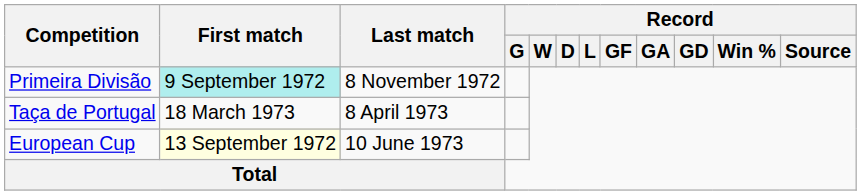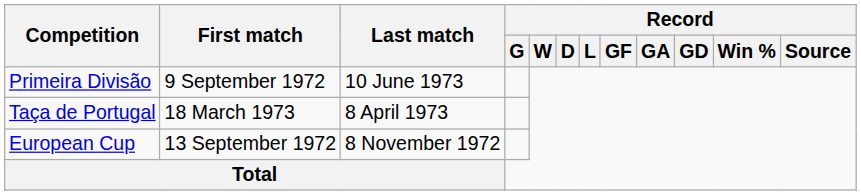(245, 81) paleturquoise background -> (245, 81) no background
(423, 81) 8 November 1972 -> (404, 81) 10 June 1973
(250, 143) lightyellow background -> (250, 143) no background
(404, 143) 10 June 1973 -> (423, 143) 8 November 1972
